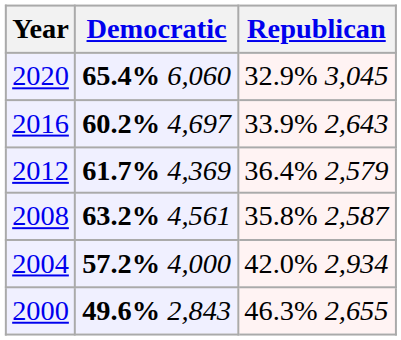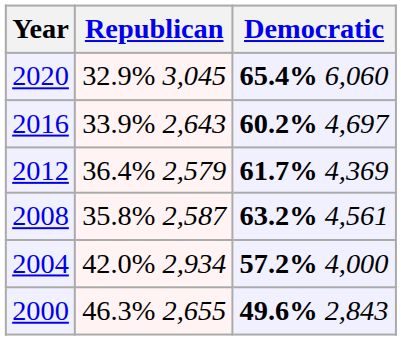columns swapped: (316, 29) <-> (157, 29)
